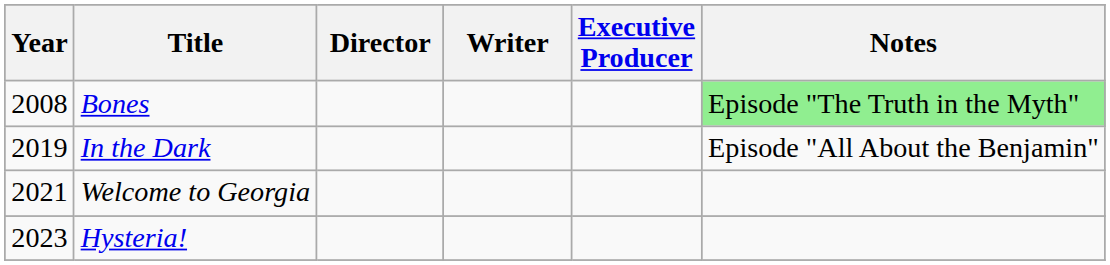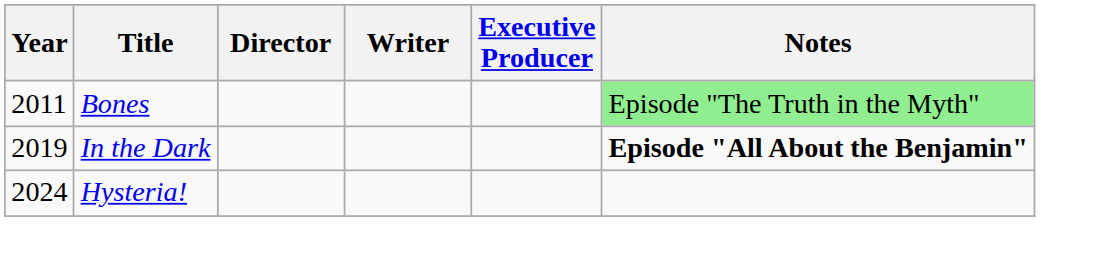(40, 103) 2008 -> (39, 103) 2011
(903, 147) normal -> (818, 147) bold
- row: (195, 192)
(40, 237) 2023 -> (40, 192) 2024
